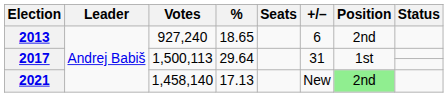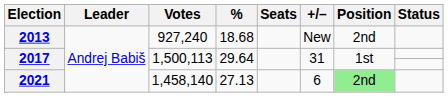(237, 37) 18.65 -> (237, 37) 18.68
(317, 37) 6 -> (317, 37) New
(237, 80) 17.13 -> (237, 80) 27.13
(317, 80) New -> (317, 80) 6
